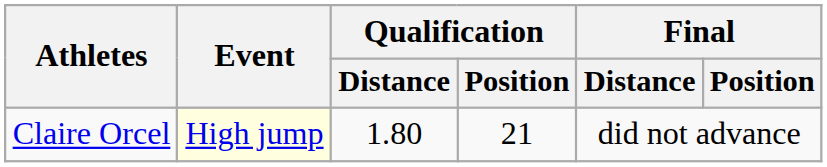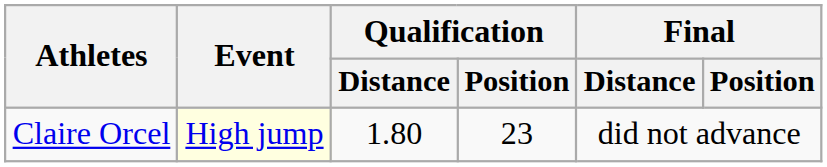(517, 134) 21 -> (517, 134) 23
